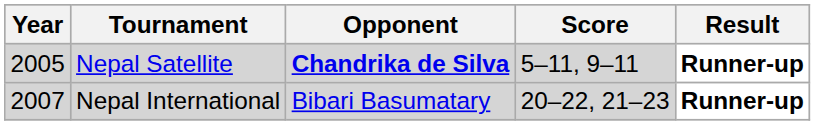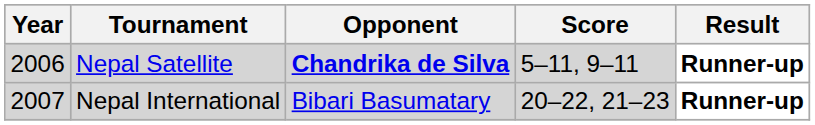(38, 63) 2005 -> (38, 63) 2006
